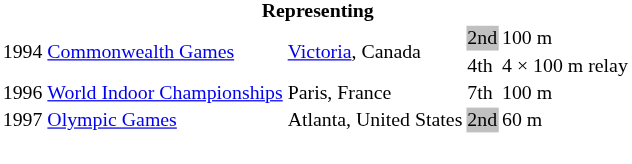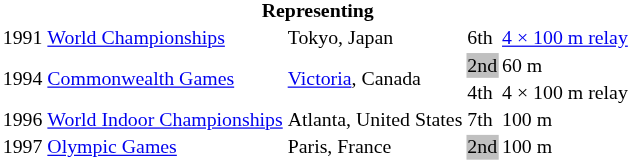+ row: (23, 38)
(527, 38) 100 m -> (522, 65) 60 m
(339, 92) Paris, France -> (375, 119) Atlanta, United States
(375, 119) Atlanta, United States -> (339, 147) Paris, France
(522, 119) 60 m -> (527, 147) 100 m
